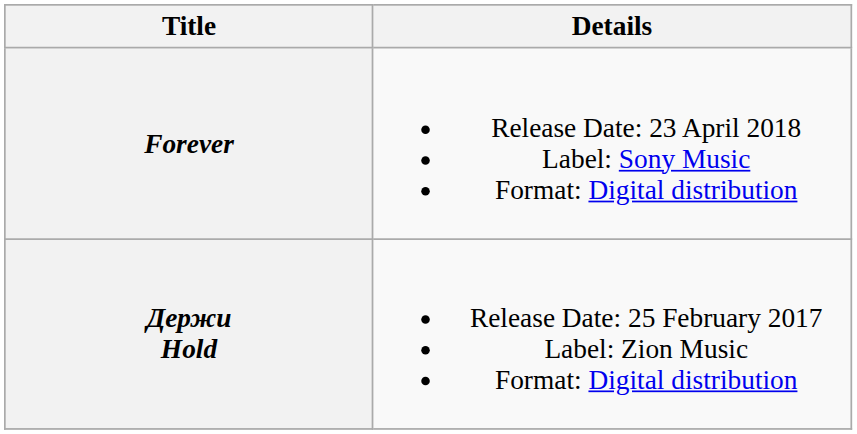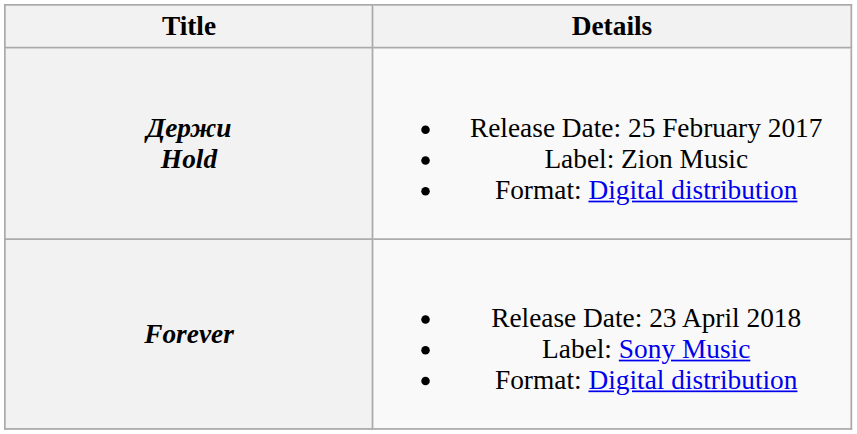rows swapped: (189, 333) <-> (189, 143)
